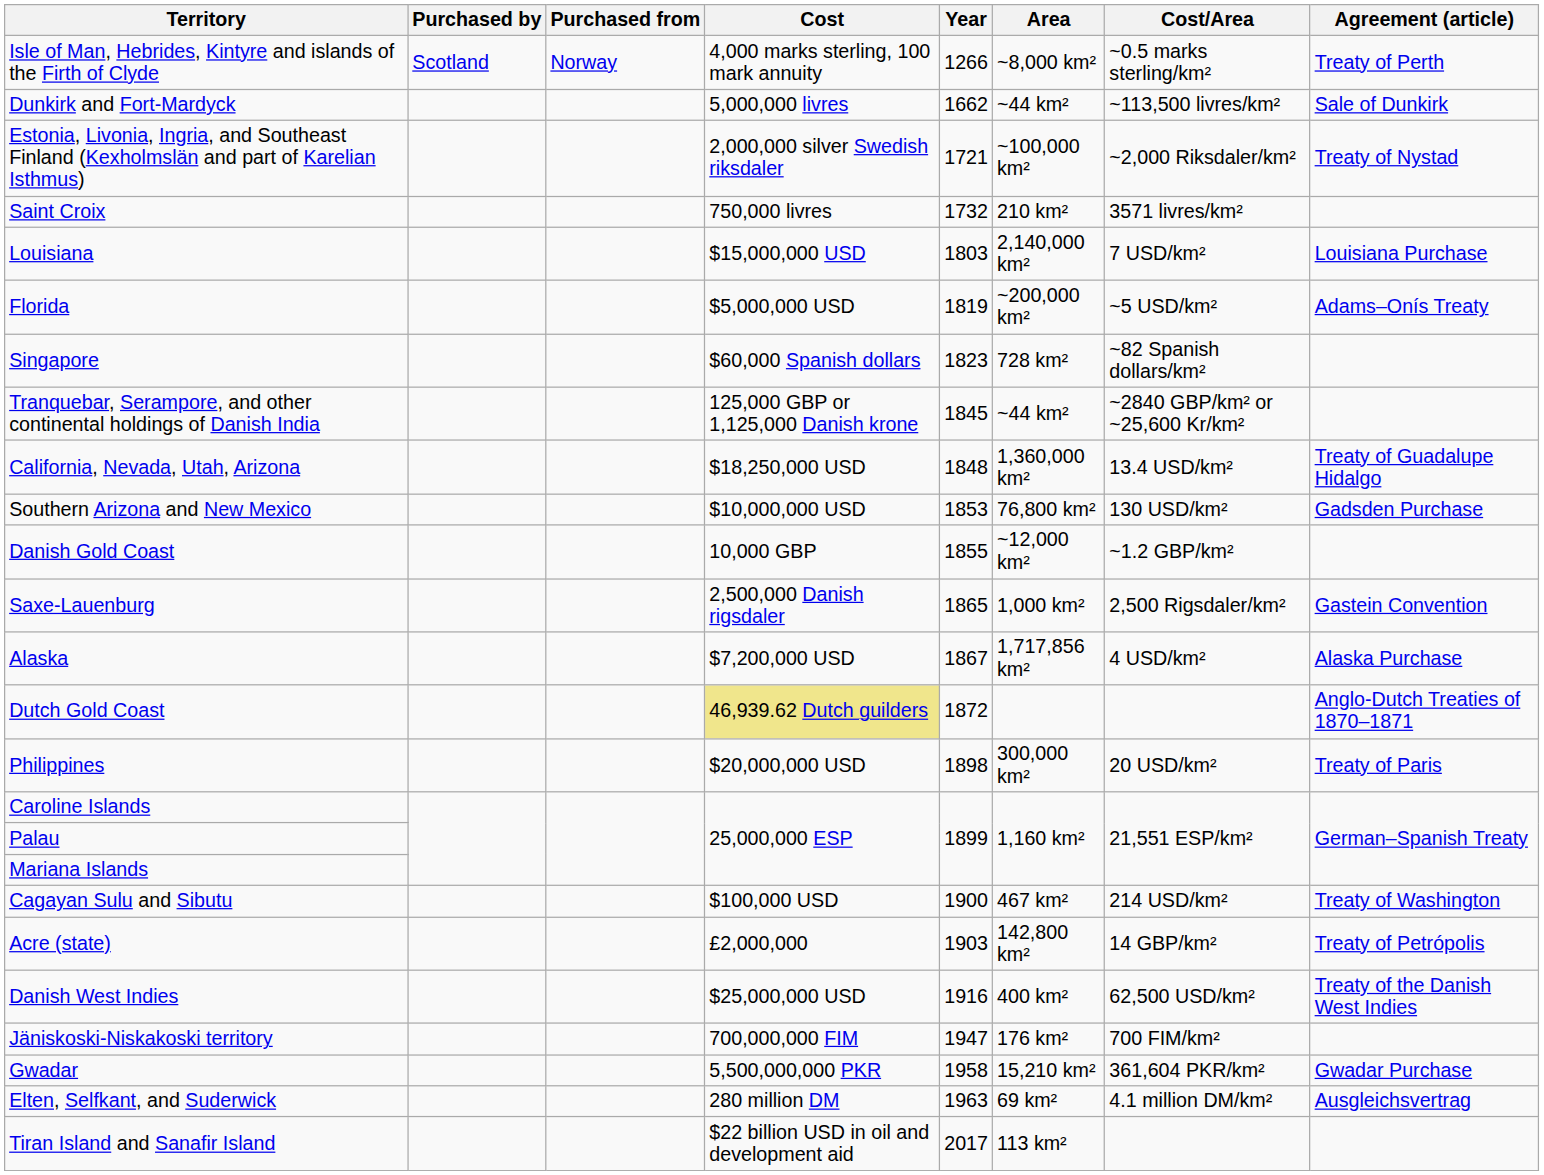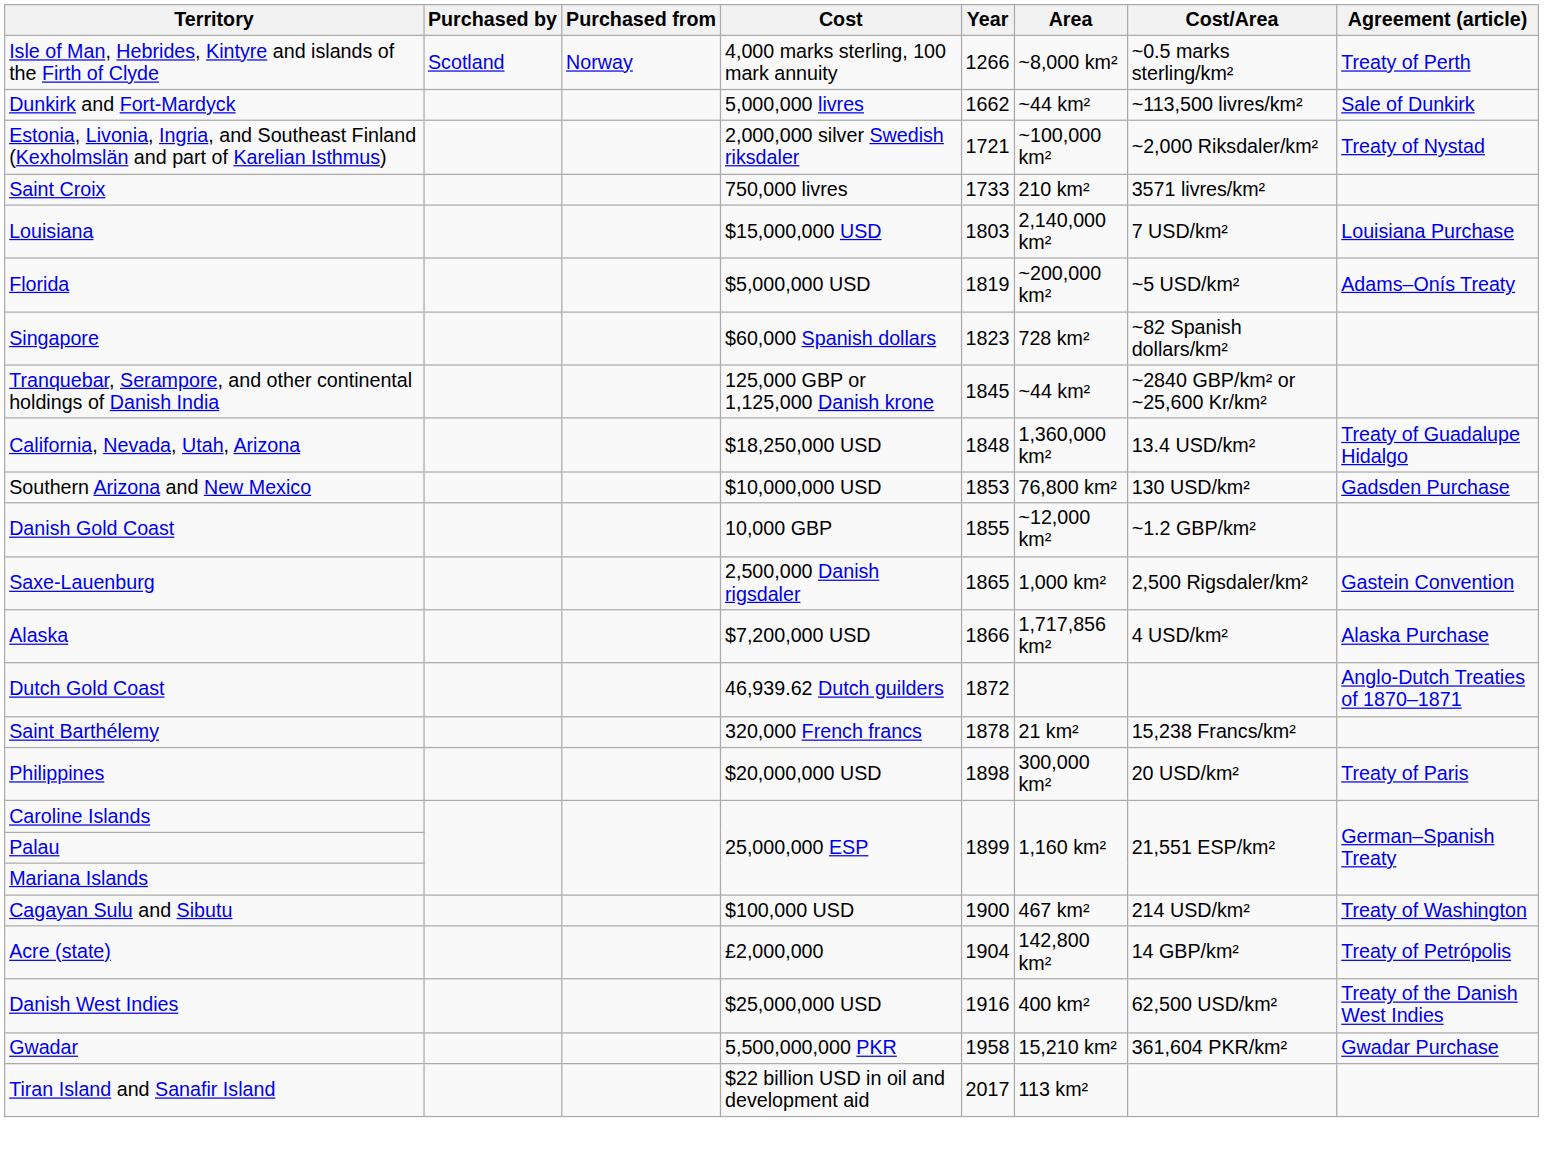(966, 211) 1732 -> (988, 189) 1733
(966, 658) 1867 -> (988, 636) 1866
(819, 711) khaki background -> (834, 689) no background
+ row: (84, 731)
(966, 943) 1903 -> (988, 952) 1904
- row: (141, 1038)
- row: (143, 1101)
